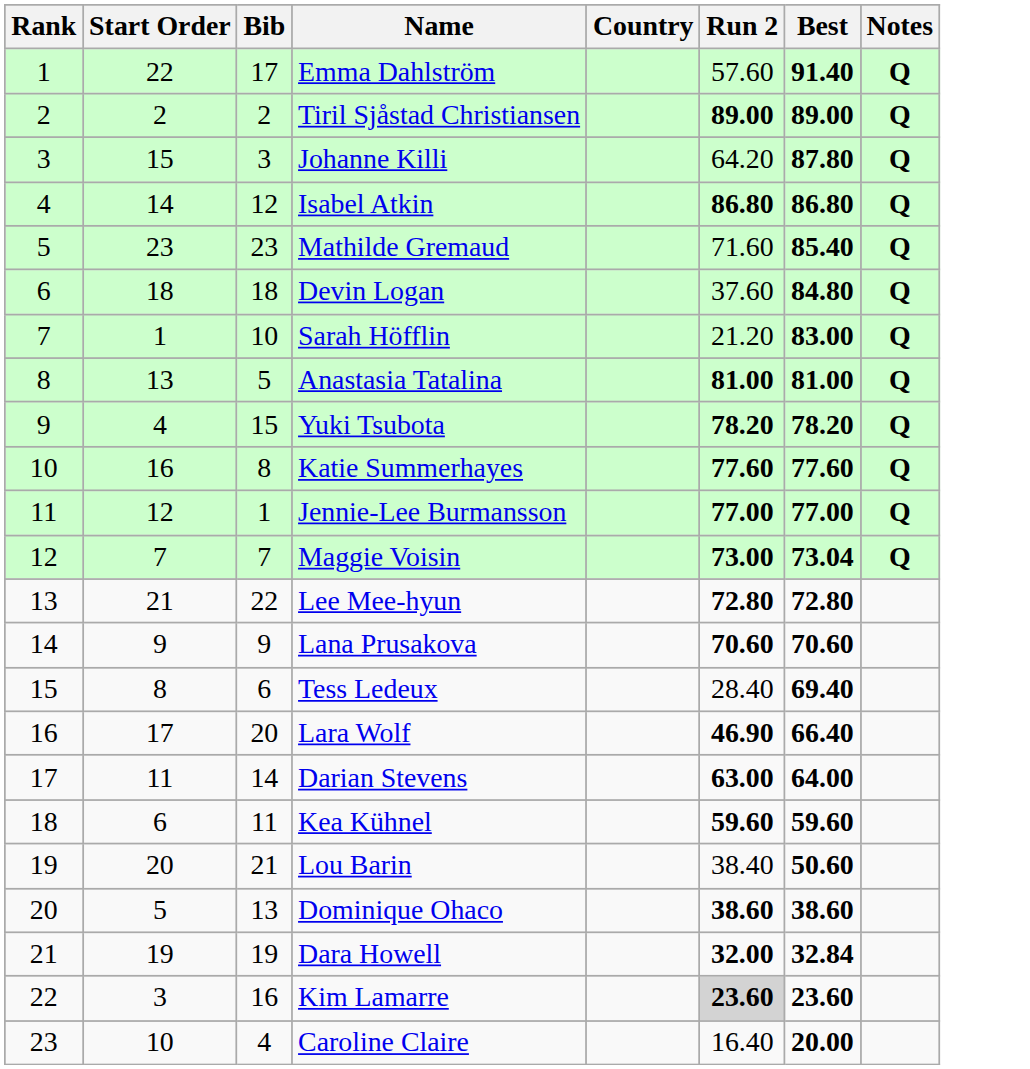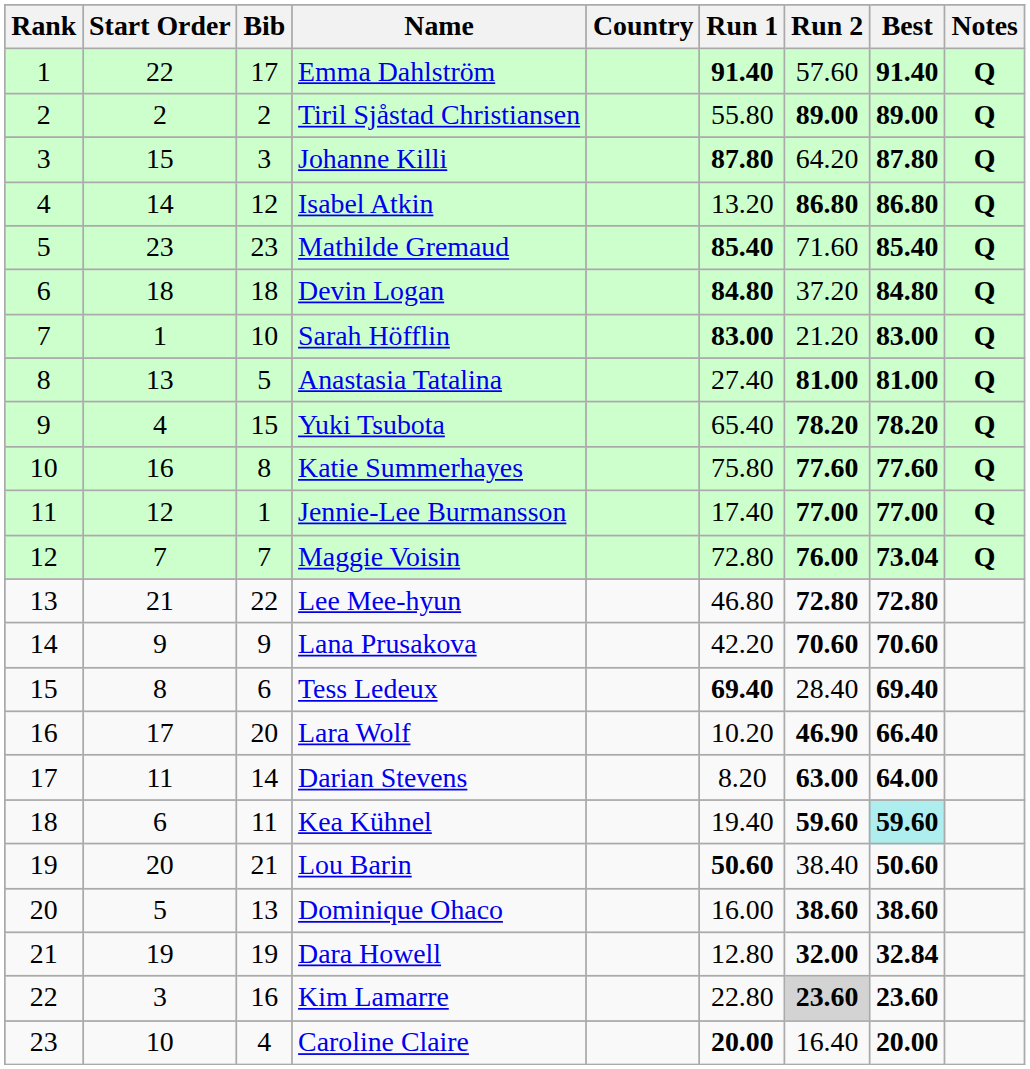+ column: (742, 26)
(742, 291) 37.60 -> (827, 291) 37.20
(742, 556) 73.00 -> (827, 556) 76.00
(822, 821) no background -> (907, 821) paleturquoise background
